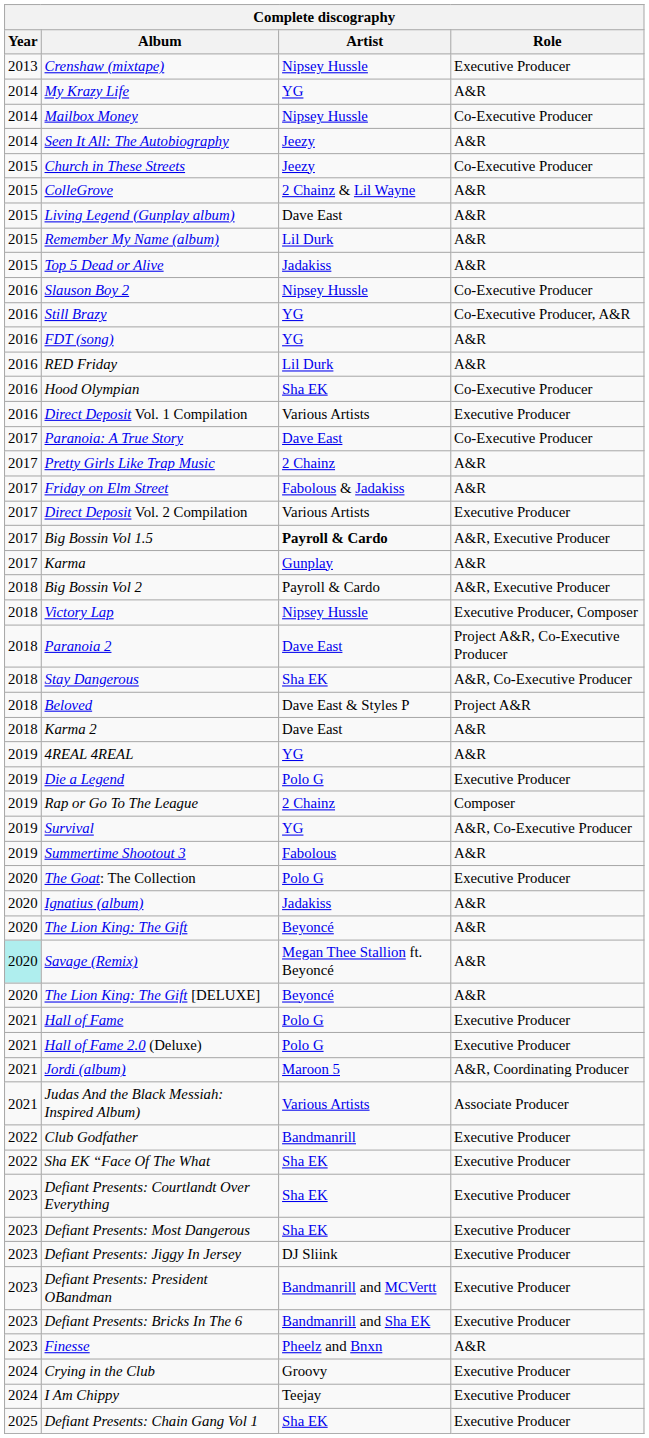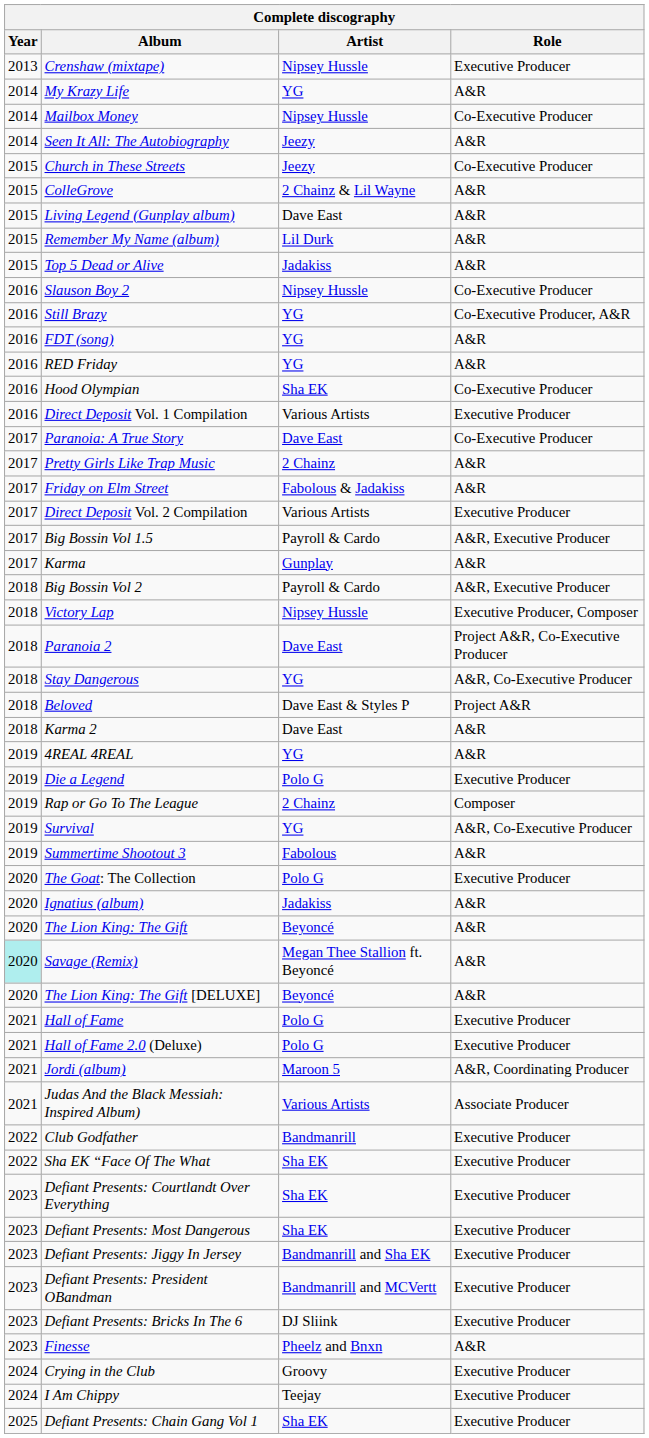(308, 364) Lil Durk -> (293, 364) YG
(335, 537) bold -> (331, 537) normal
(305, 679) Sha EK -> (293, 679) YG
(310, 1254) DJ Sliink -> (356, 1254) Bandmanrill and Sha EK
(356, 1321) Bandmanrill and Sha EK -> (310, 1321) DJ Sliink
